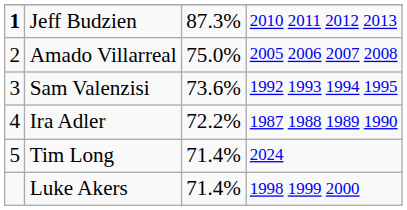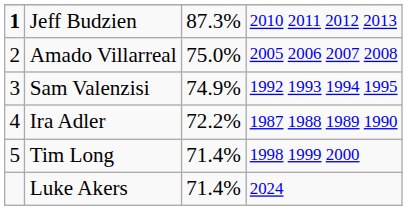(214, 88) 73.6% -> (214, 88) 74.9%
(267, 155) 2024 -> (305, 155) 1998 1999 2000
(305, 188) 1998 1999 2000 -> (267, 188) 2024
